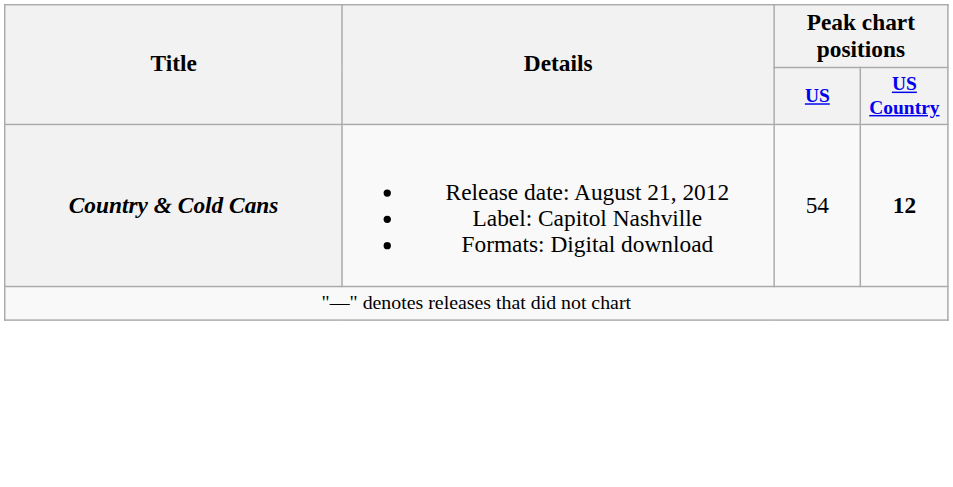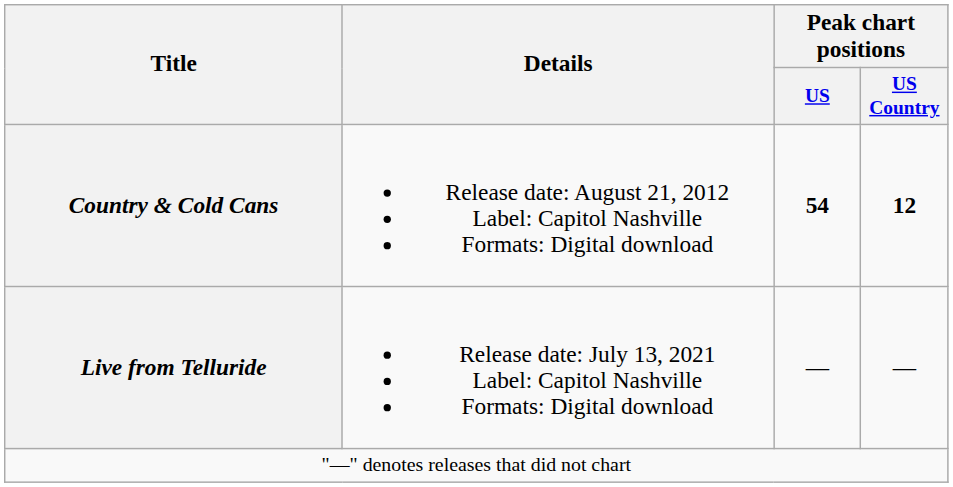(817, 205) normal -> (817, 205) bold
+ row: (174, 367)
